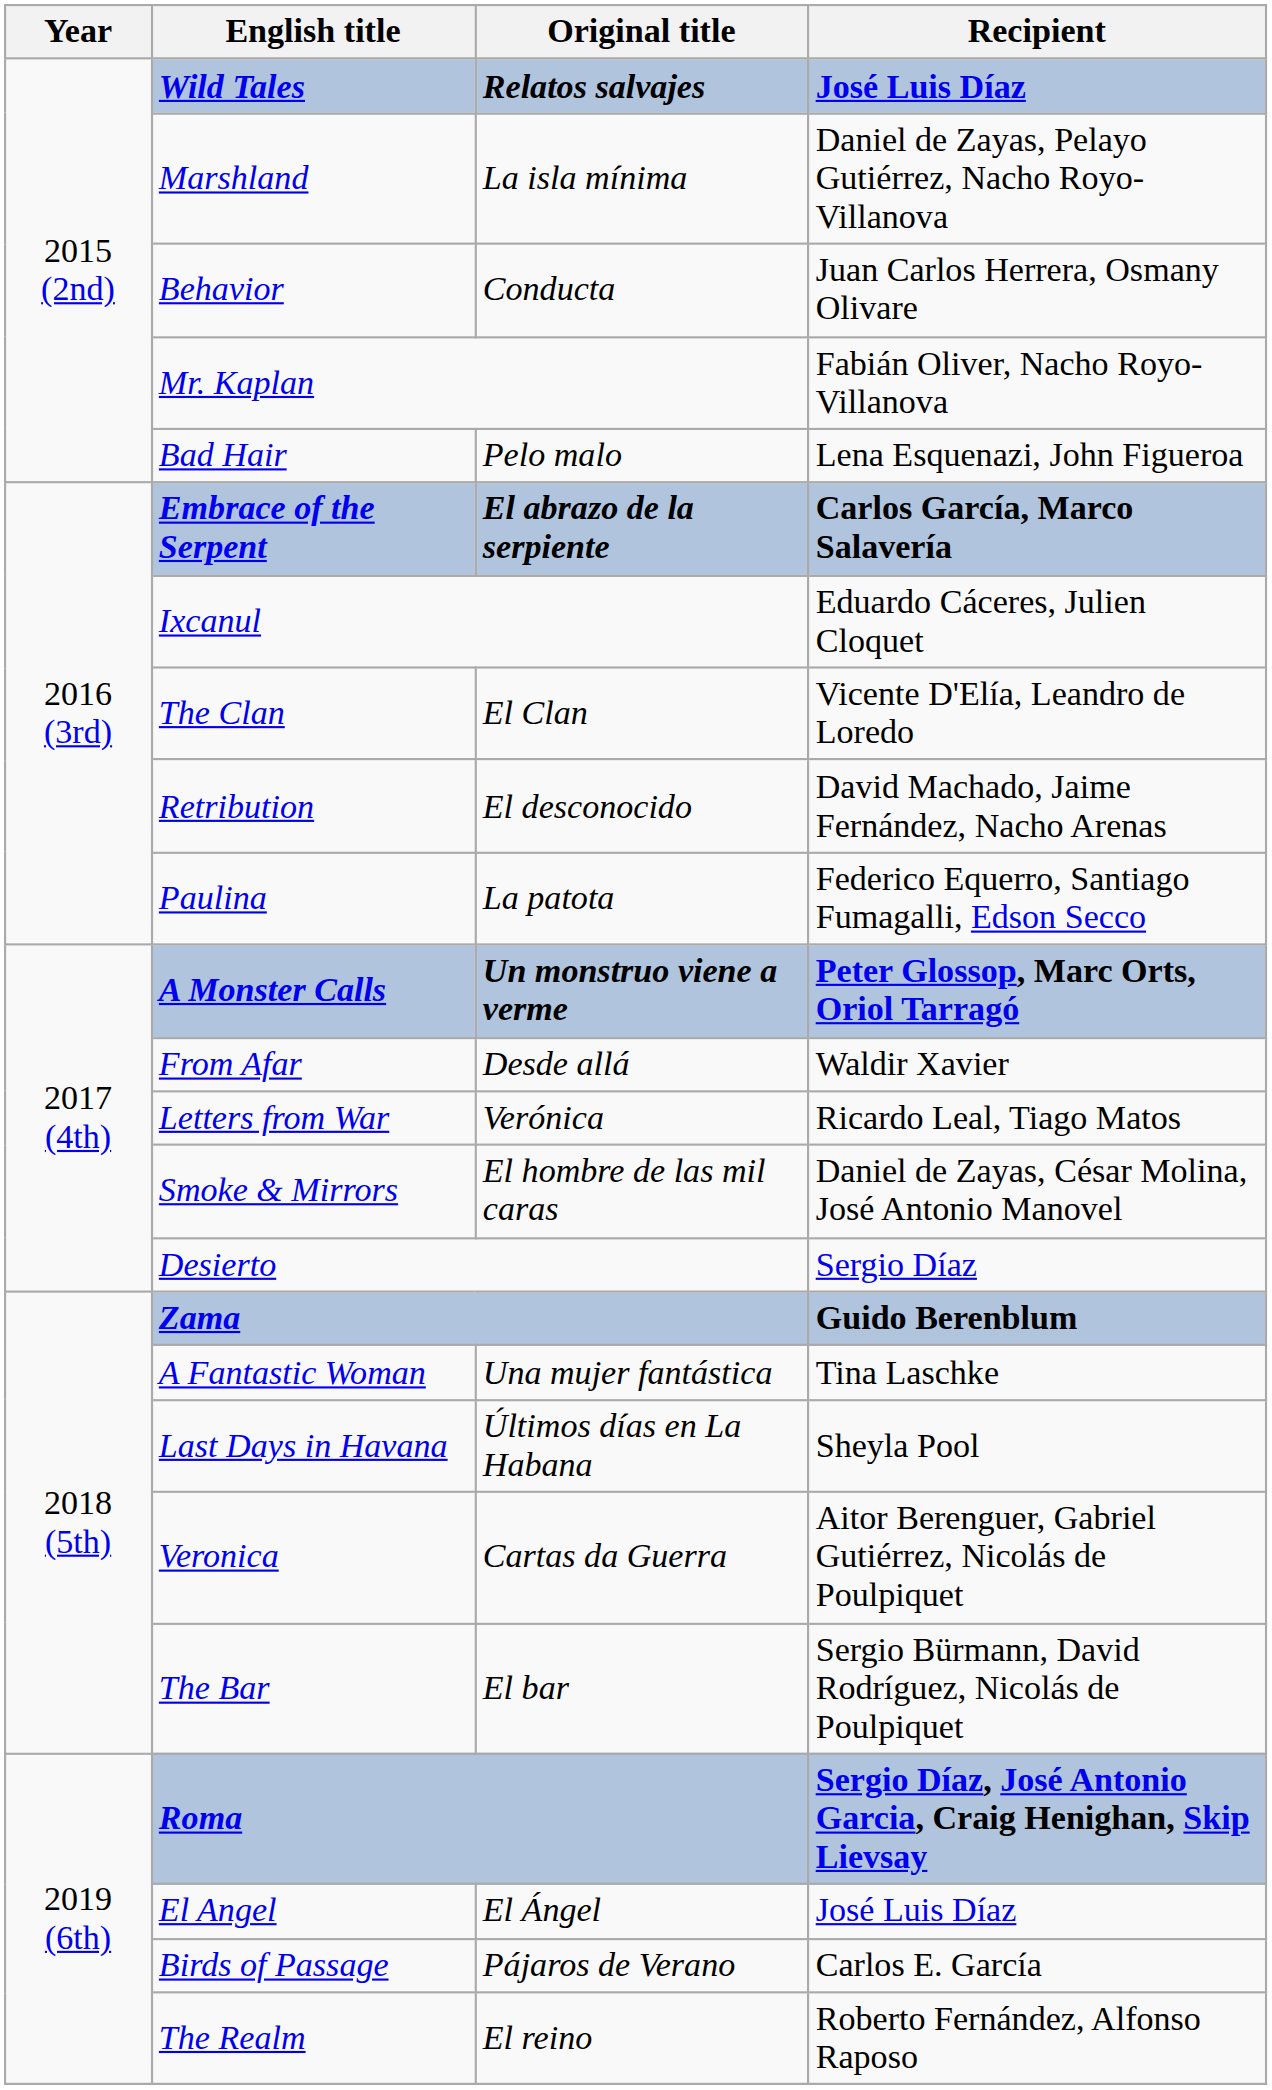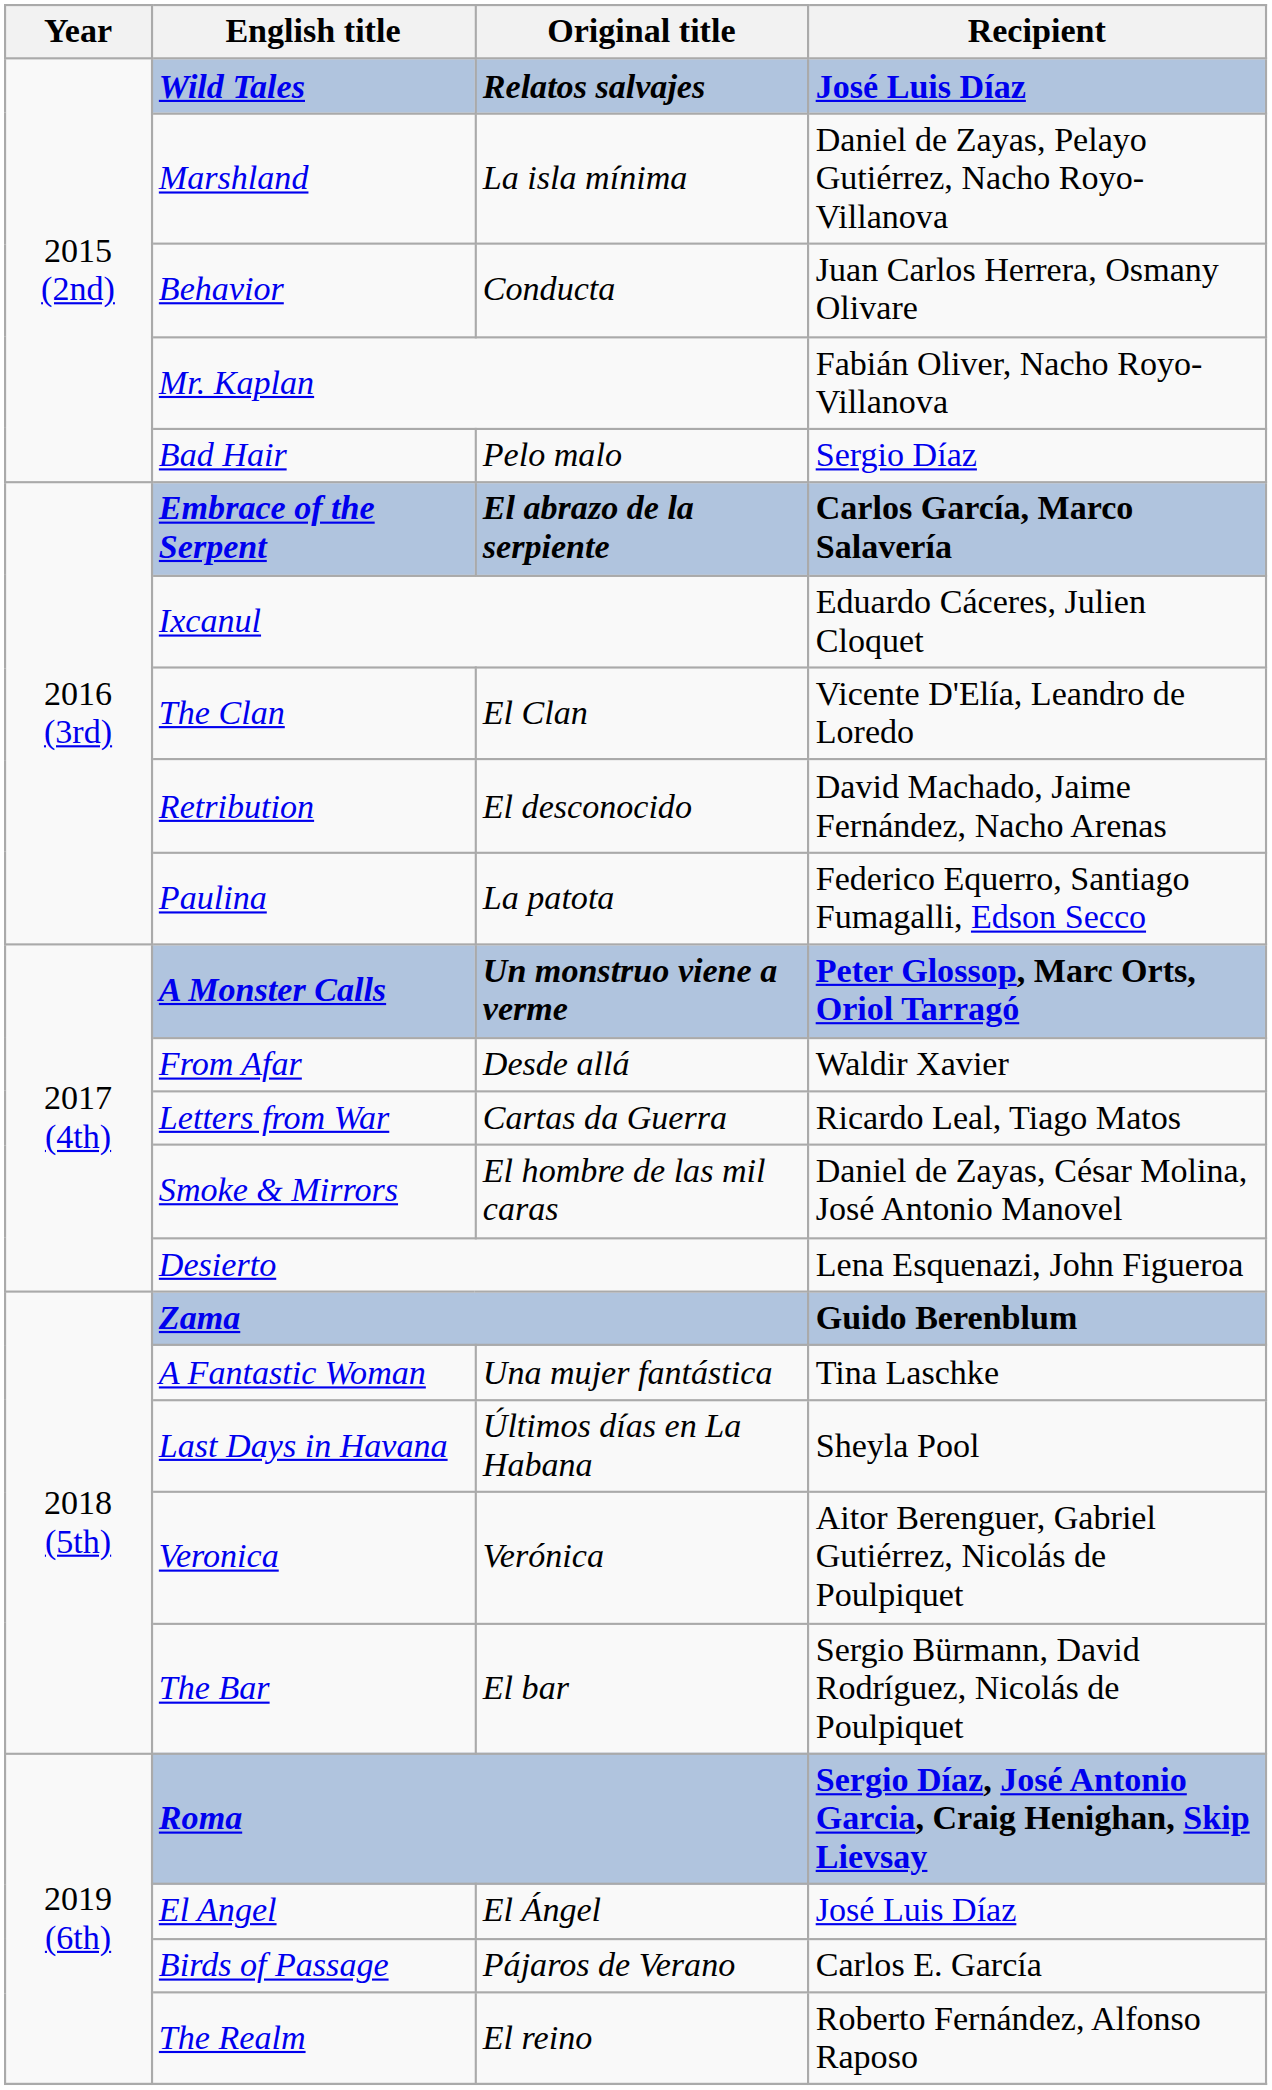(1030, 455) Lena Esquenazi, John Figueroa -> (896, 455) Sergio Díaz
(543, 1117) Verónica -> (605, 1117) Cartas da Guerra
(896, 1263) Sergio Díaz -> (1030, 1263) Lena Esquenazi, John Figueroa
(605, 1556) Cartas da Guerra -> (543, 1556) Verónica
